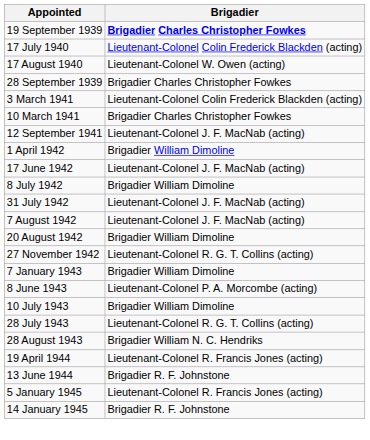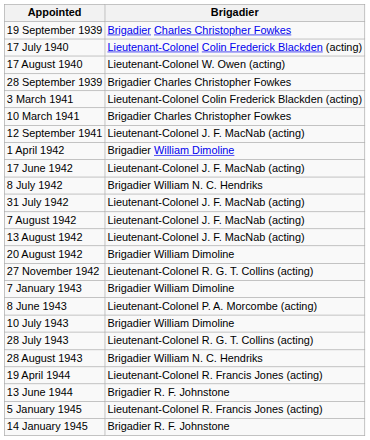(207, 30) bold -> (199, 30) normal
(171, 185) Brigadier William Dimoline -> (185, 185) Brigadier William N. C. Hendriks
+ row: (45, 237)
